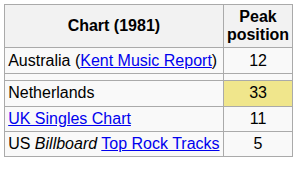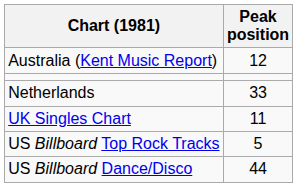(258, 93) khaki background -> (258, 93) no background
+ row: (100, 169)
